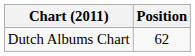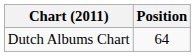(162, 39) 62 -> (162, 39) 64
